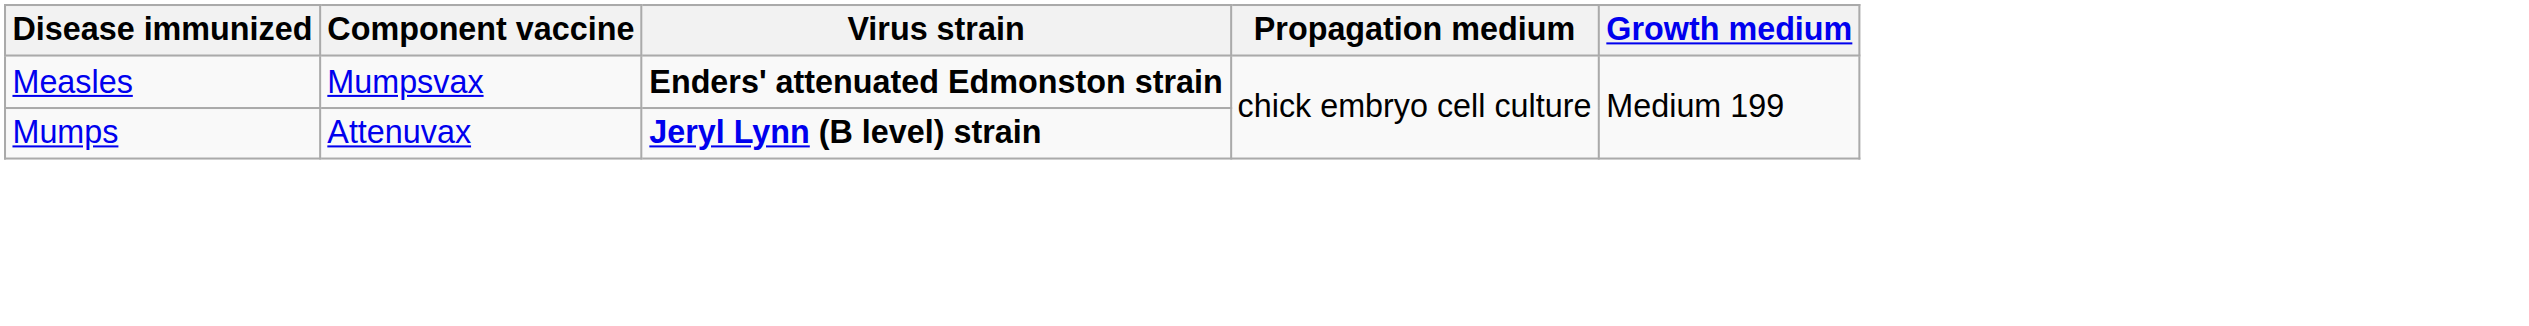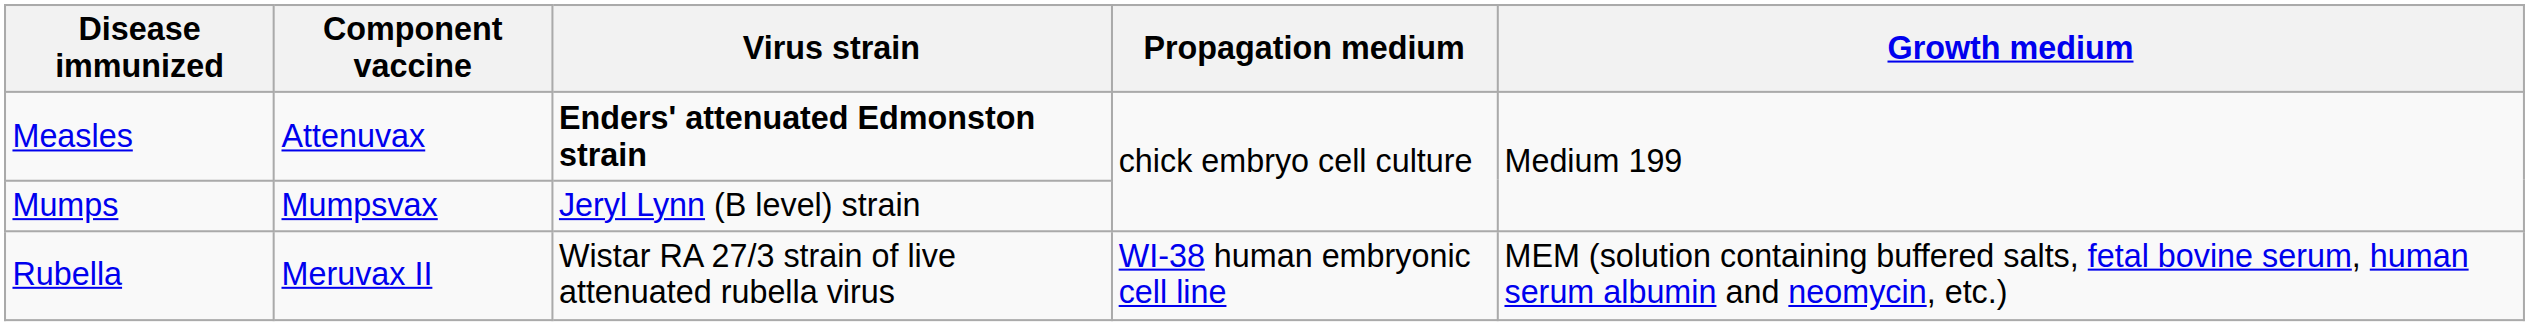(405, 81) Mumpsvax -> (353, 135) Attenuvax
(399, 132) Attenuvax -> (360, 205) Mumpsvax
(845, 132) bold -> (740, 205) normal
+ row: (67, 274)
